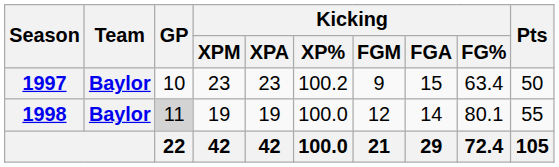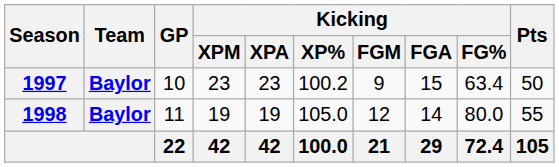(174, 114) lightgrey background -> (174, 114) no background
(323, 114) 100.0 -> (323, 114) 105.0
(484, 114) 80.1 -> (484, 114) 80.0
